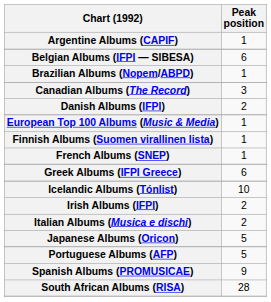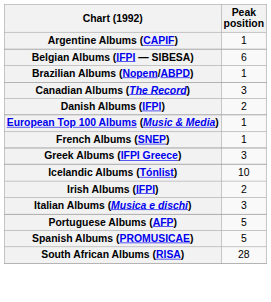- row: (113, 139)
(244, 172) 6 -> (244, 156) 3
(244, 222) 2 -> (244, 205) 3
- row: (113, 238)
(244, 271) 9 -> (244, 238) 5
